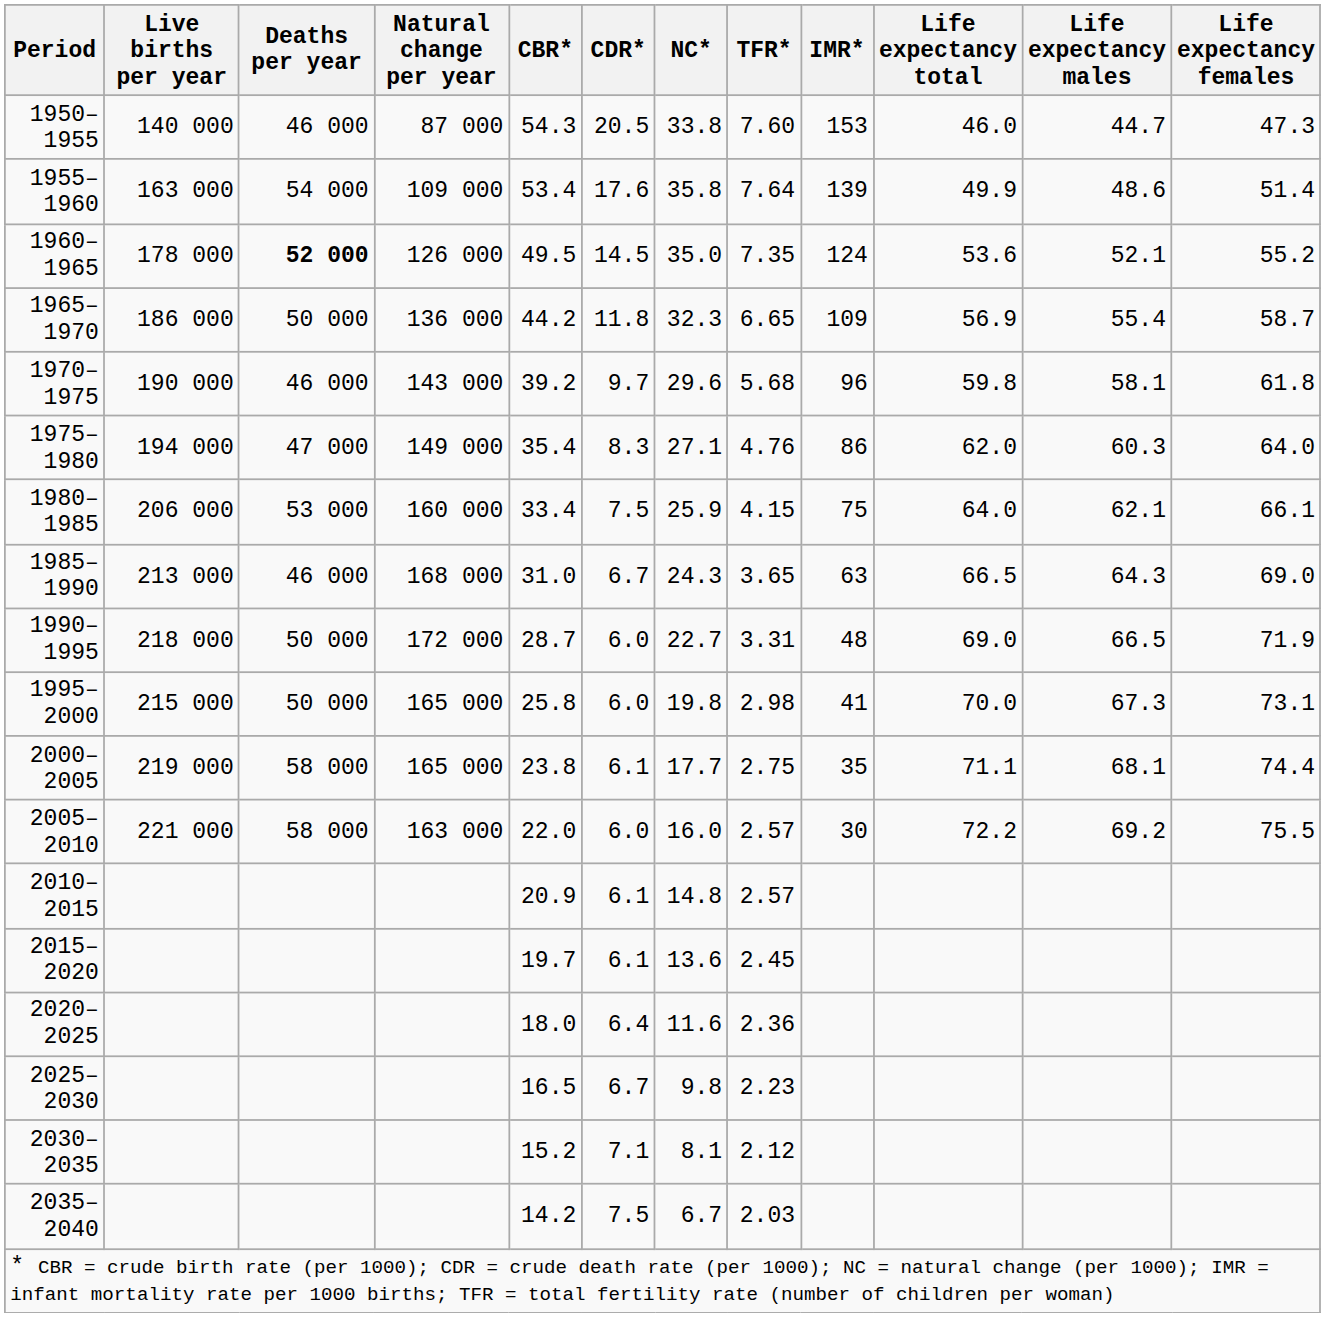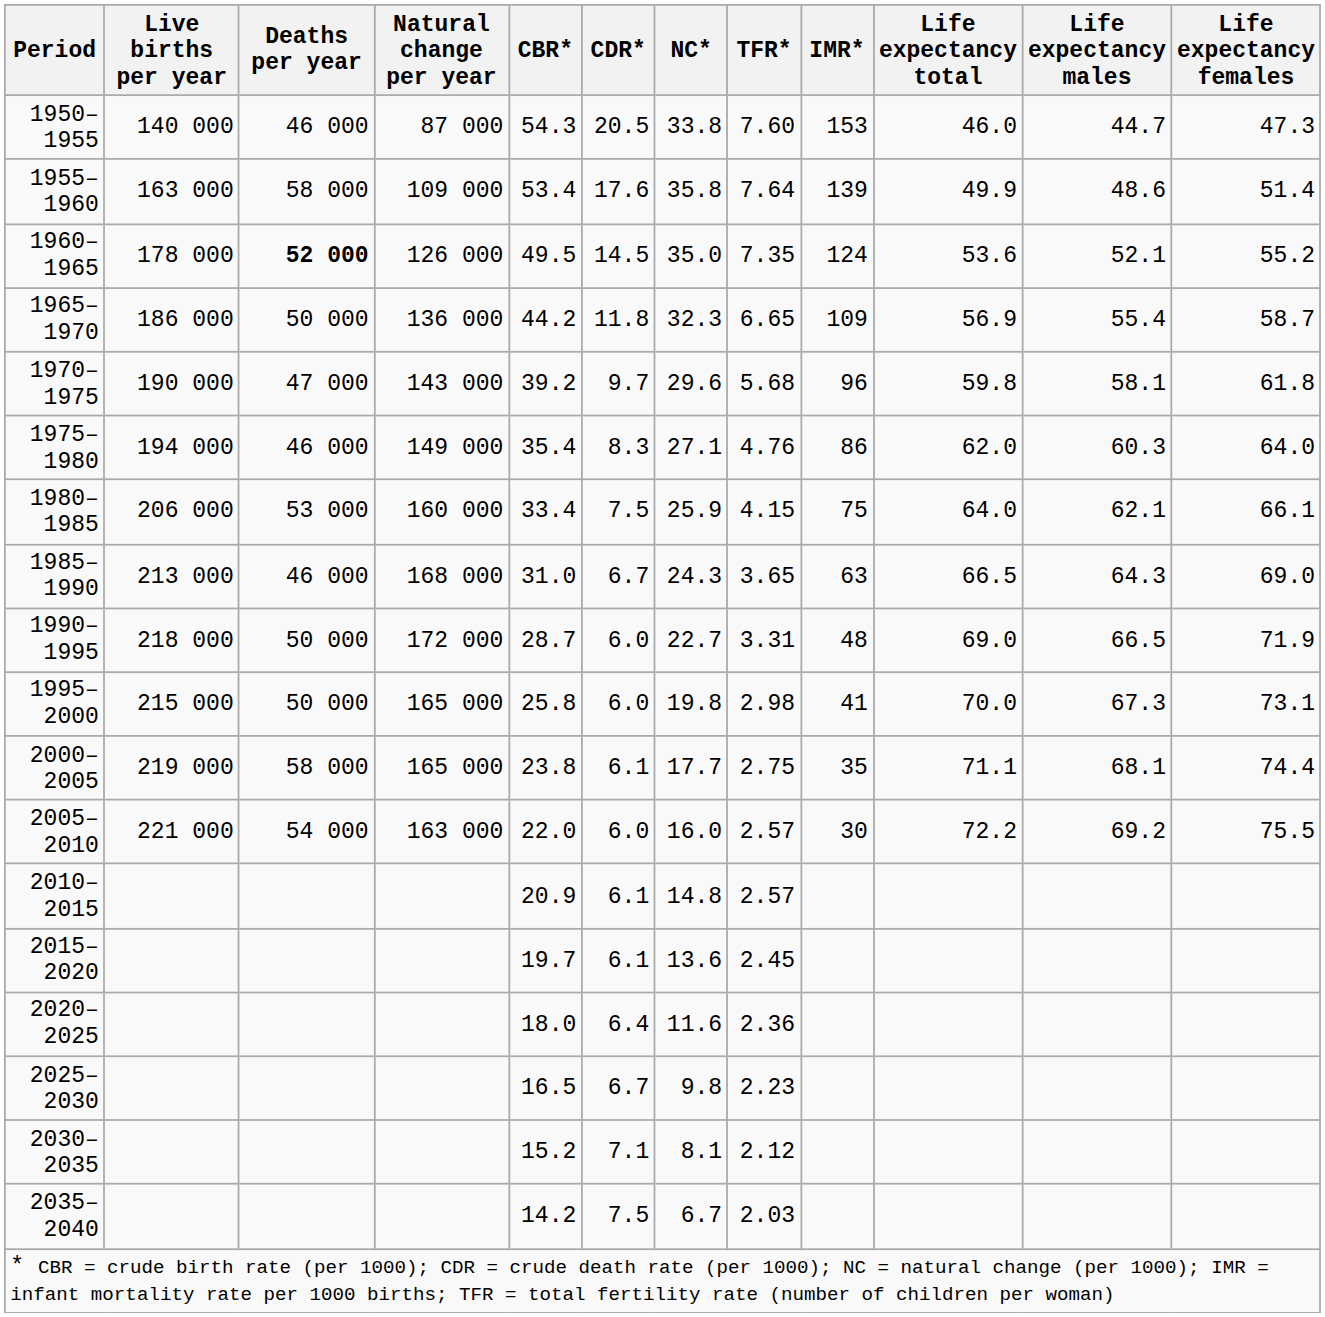(327, 192) 54 000 -> (327, 192) 58 000
(327, 384) 46 000 -> (327, 384) 47 000
(327, 448) 47 000 -> (327, 448) 46 000
(327, 832) 58 000 -> (327, 832) 54 000
